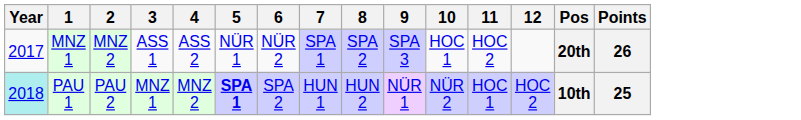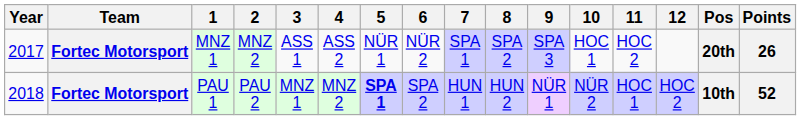+ column: (120, 17)
(26, 93) paleturquoise background -> (26, 93) no background
(622, 93) 25 -> (767, 93) 52
